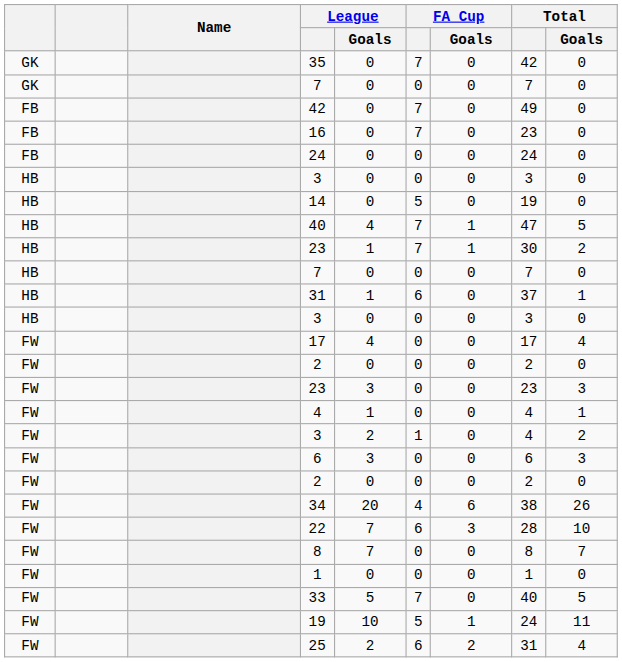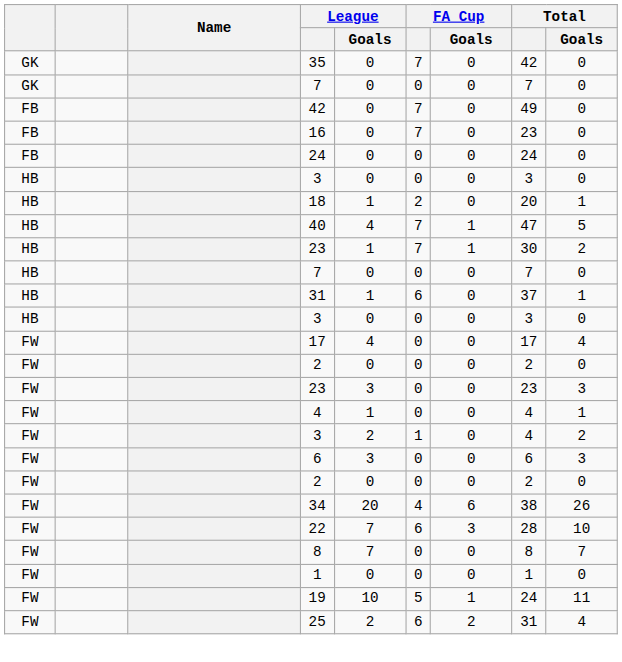+ row: (30, 203)
- row: (30, 203)
- row: (30, 599)
